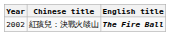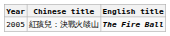(16, 24) 2002 -> (16, 24) 2005
